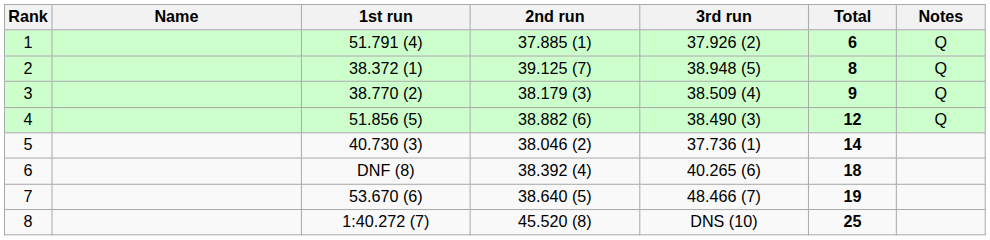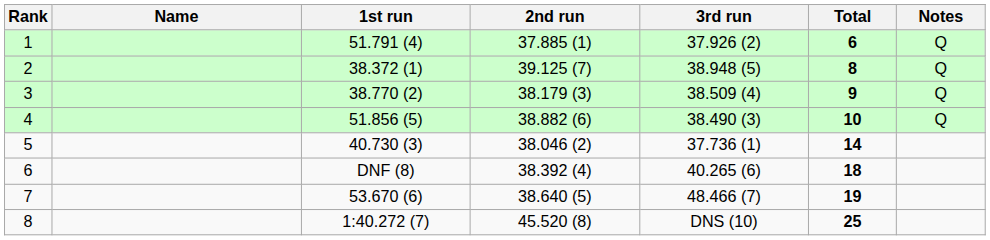(853, 119) 12 -> (853, 119) 10
